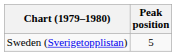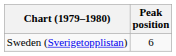(151, 42) 5 -> (151, 42) 6
